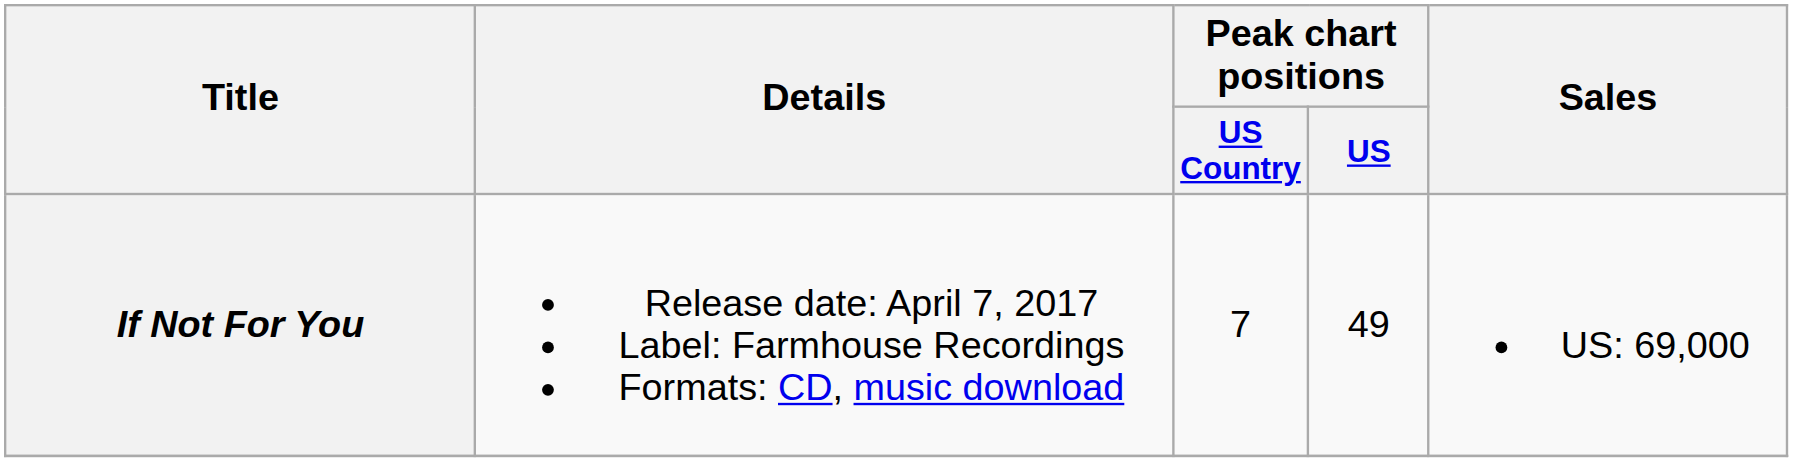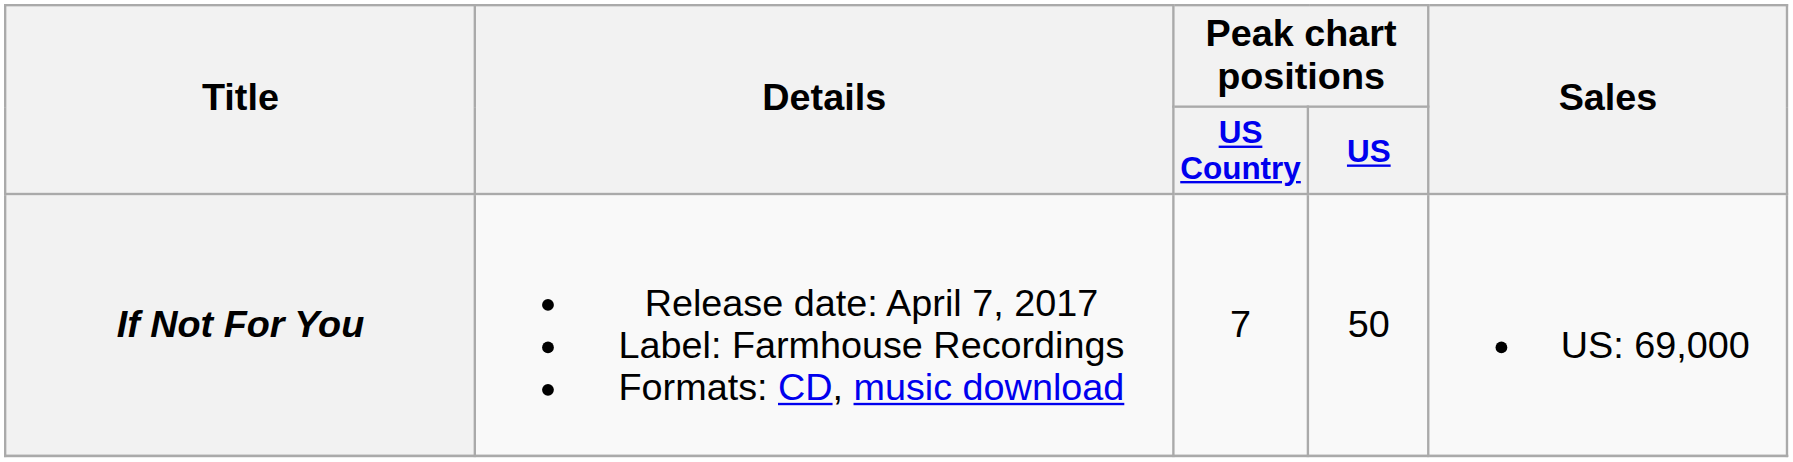(1369, 323) 49 -> (1369, 323) 50
